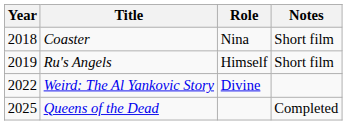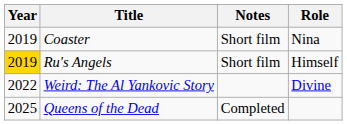columns swapped: (244, 16) <-> (306, 16)
(22, 39) 2018 -> (22, 39) 2019
(22, 62) no background -> (22, 62) gold background
